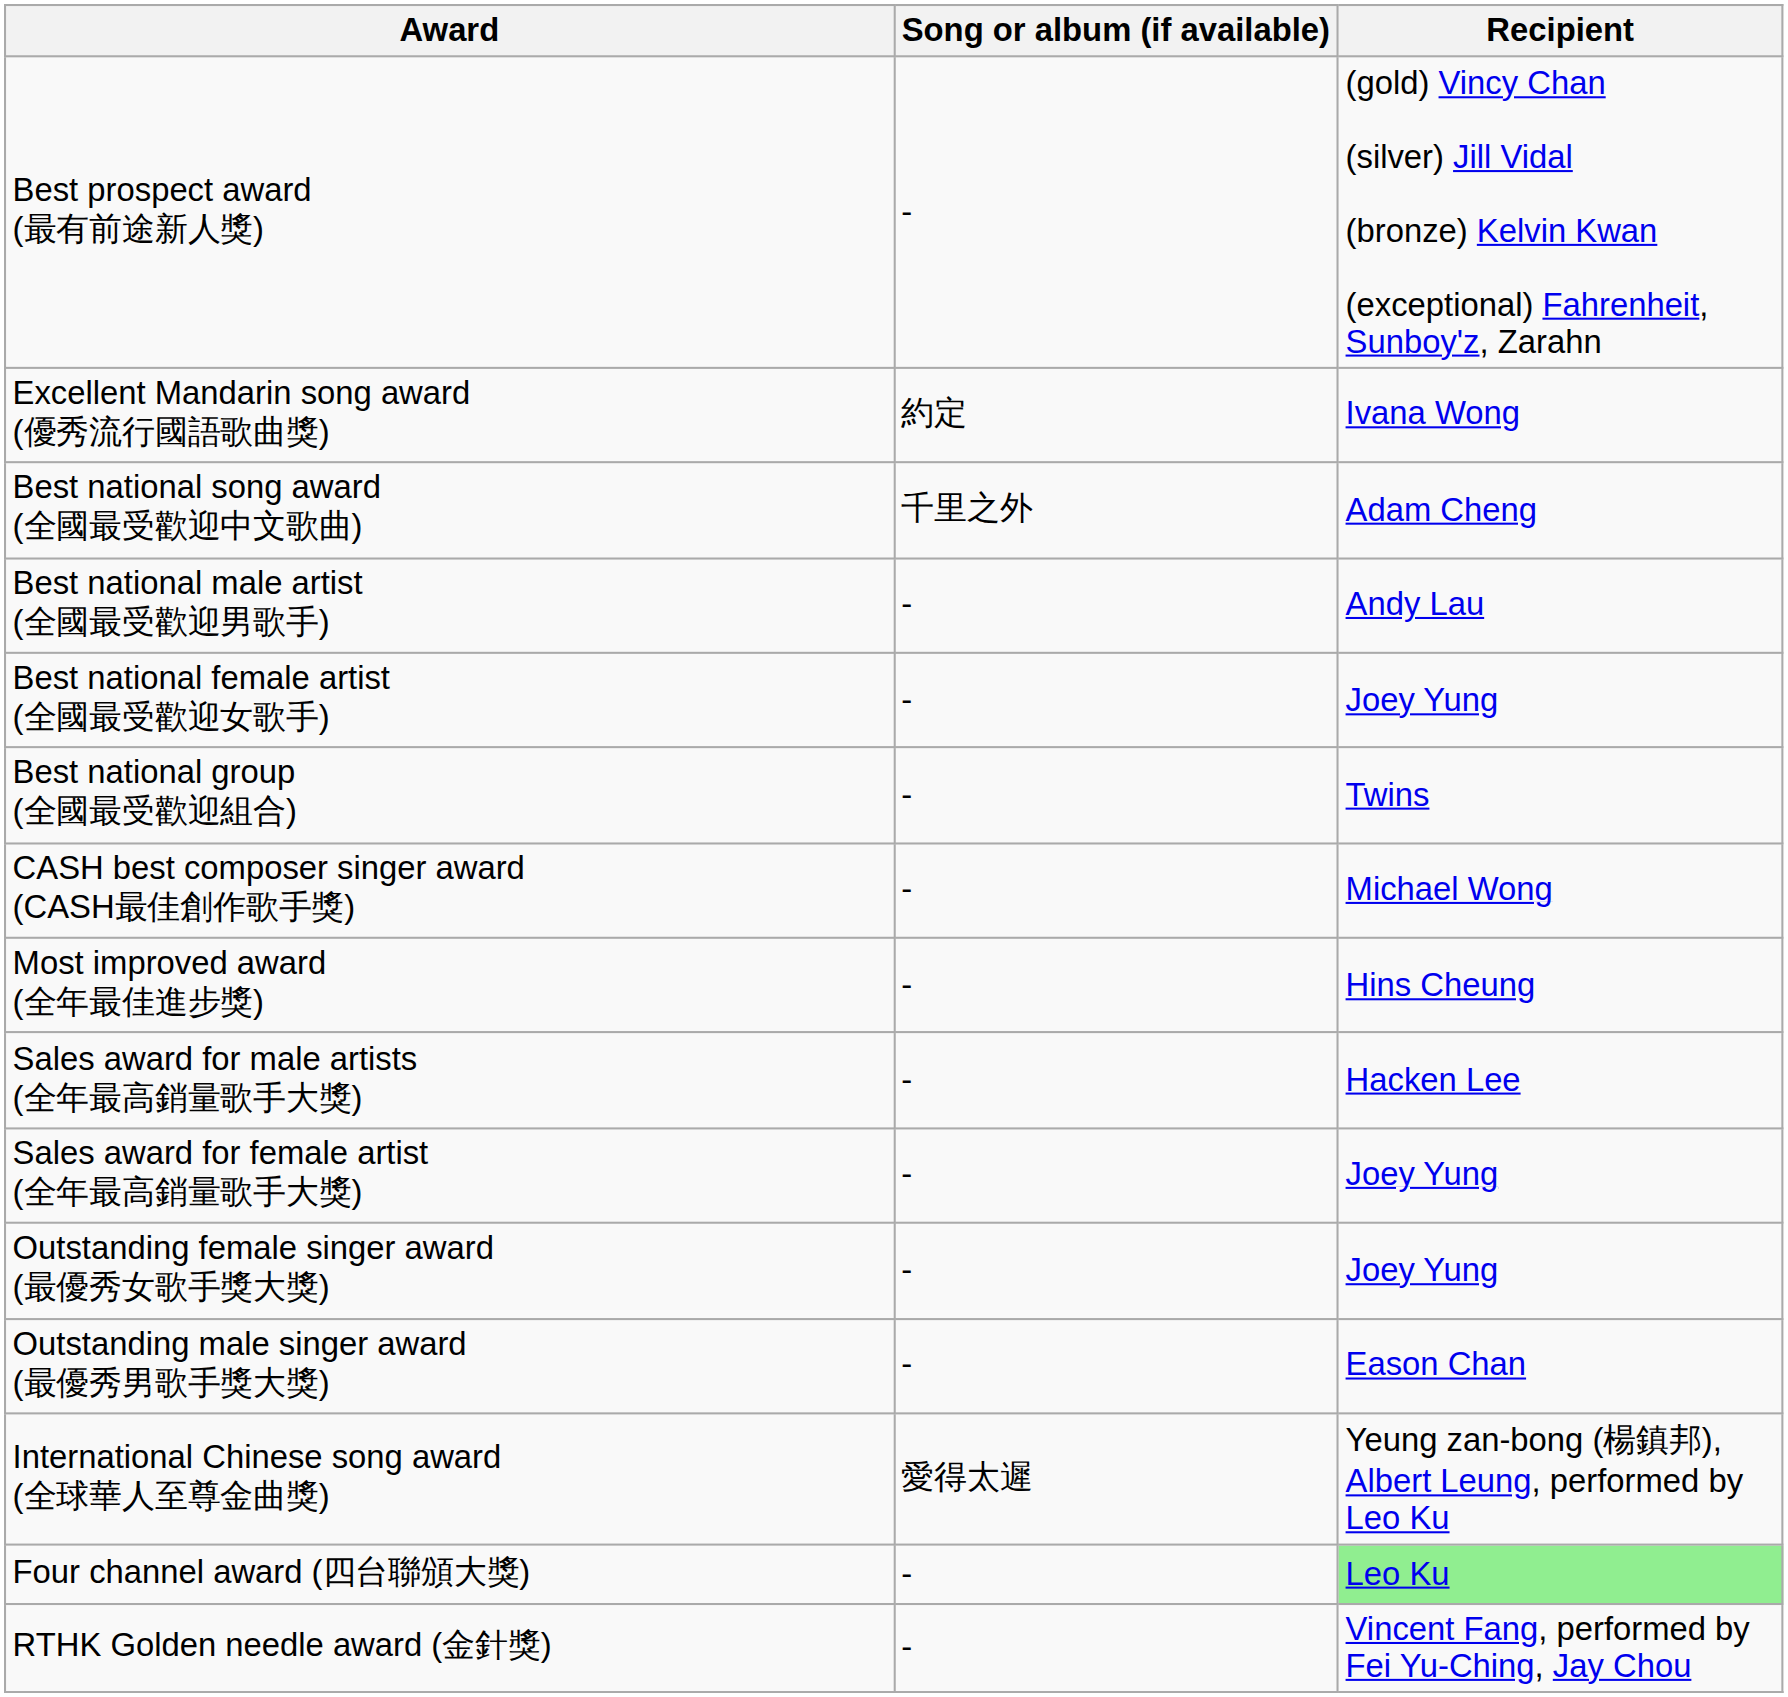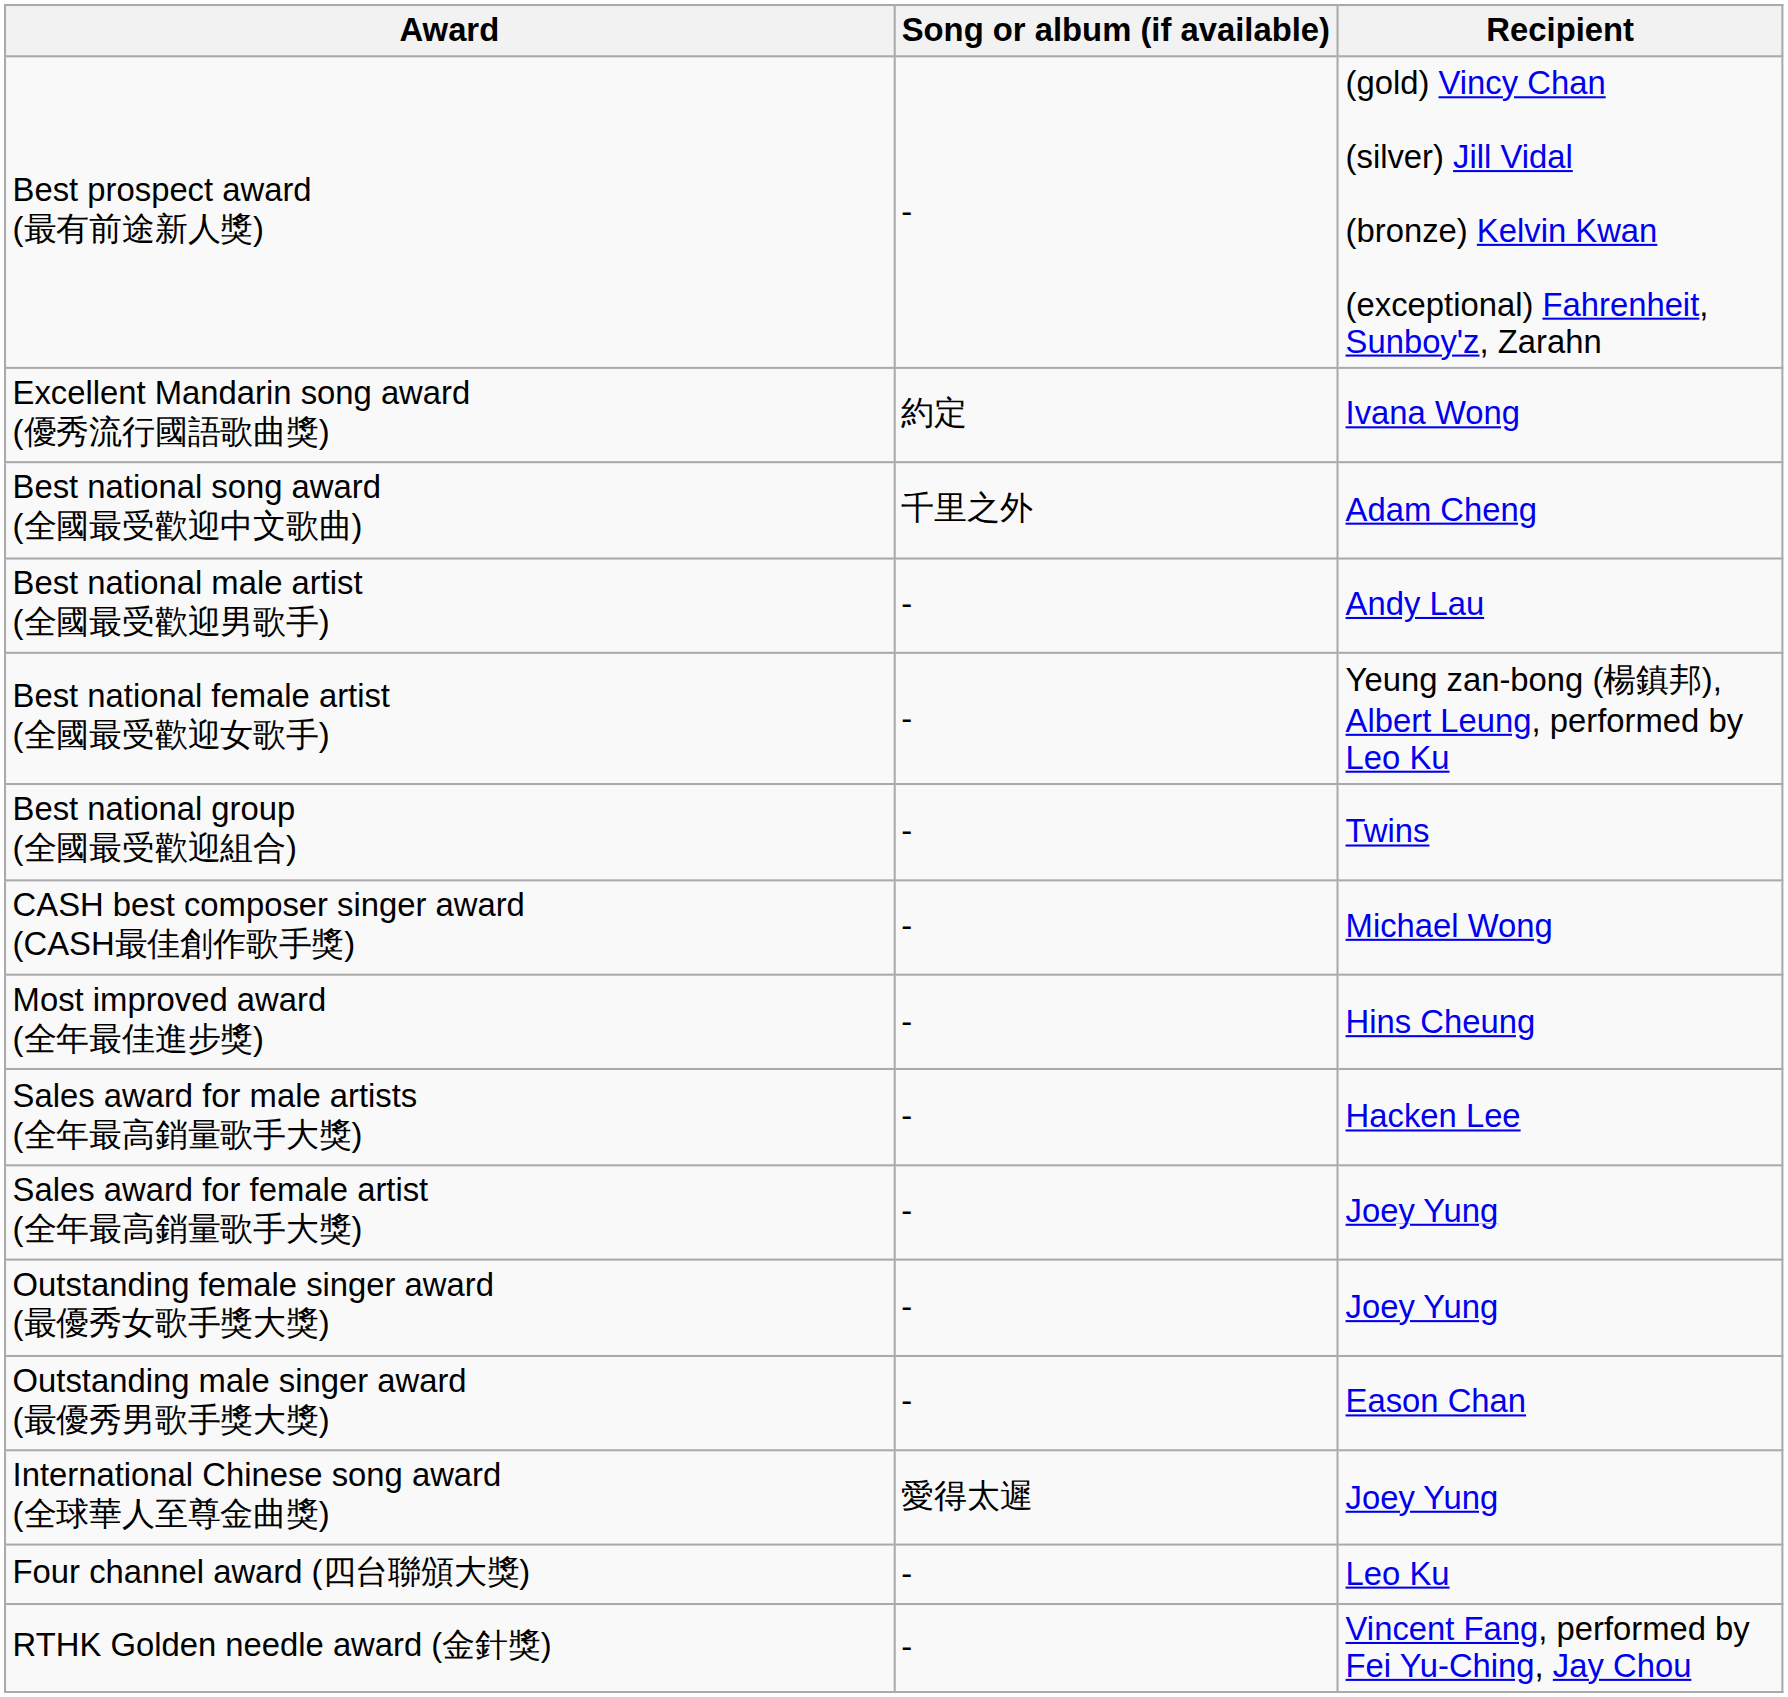(1422, 699) Joey Yung -> (1544, 719) Yeung zan-bong (楊鎮邦), Albert Leung, performed by Leo Ku
(1544, 1479) Yeung zan-bong (楊鎮邦), Albert Leung, performed by Leo Ku -> (1422, 1497) Joey Yung
(1398, 1573) lightgreen background -> (1398, 1573) no background
